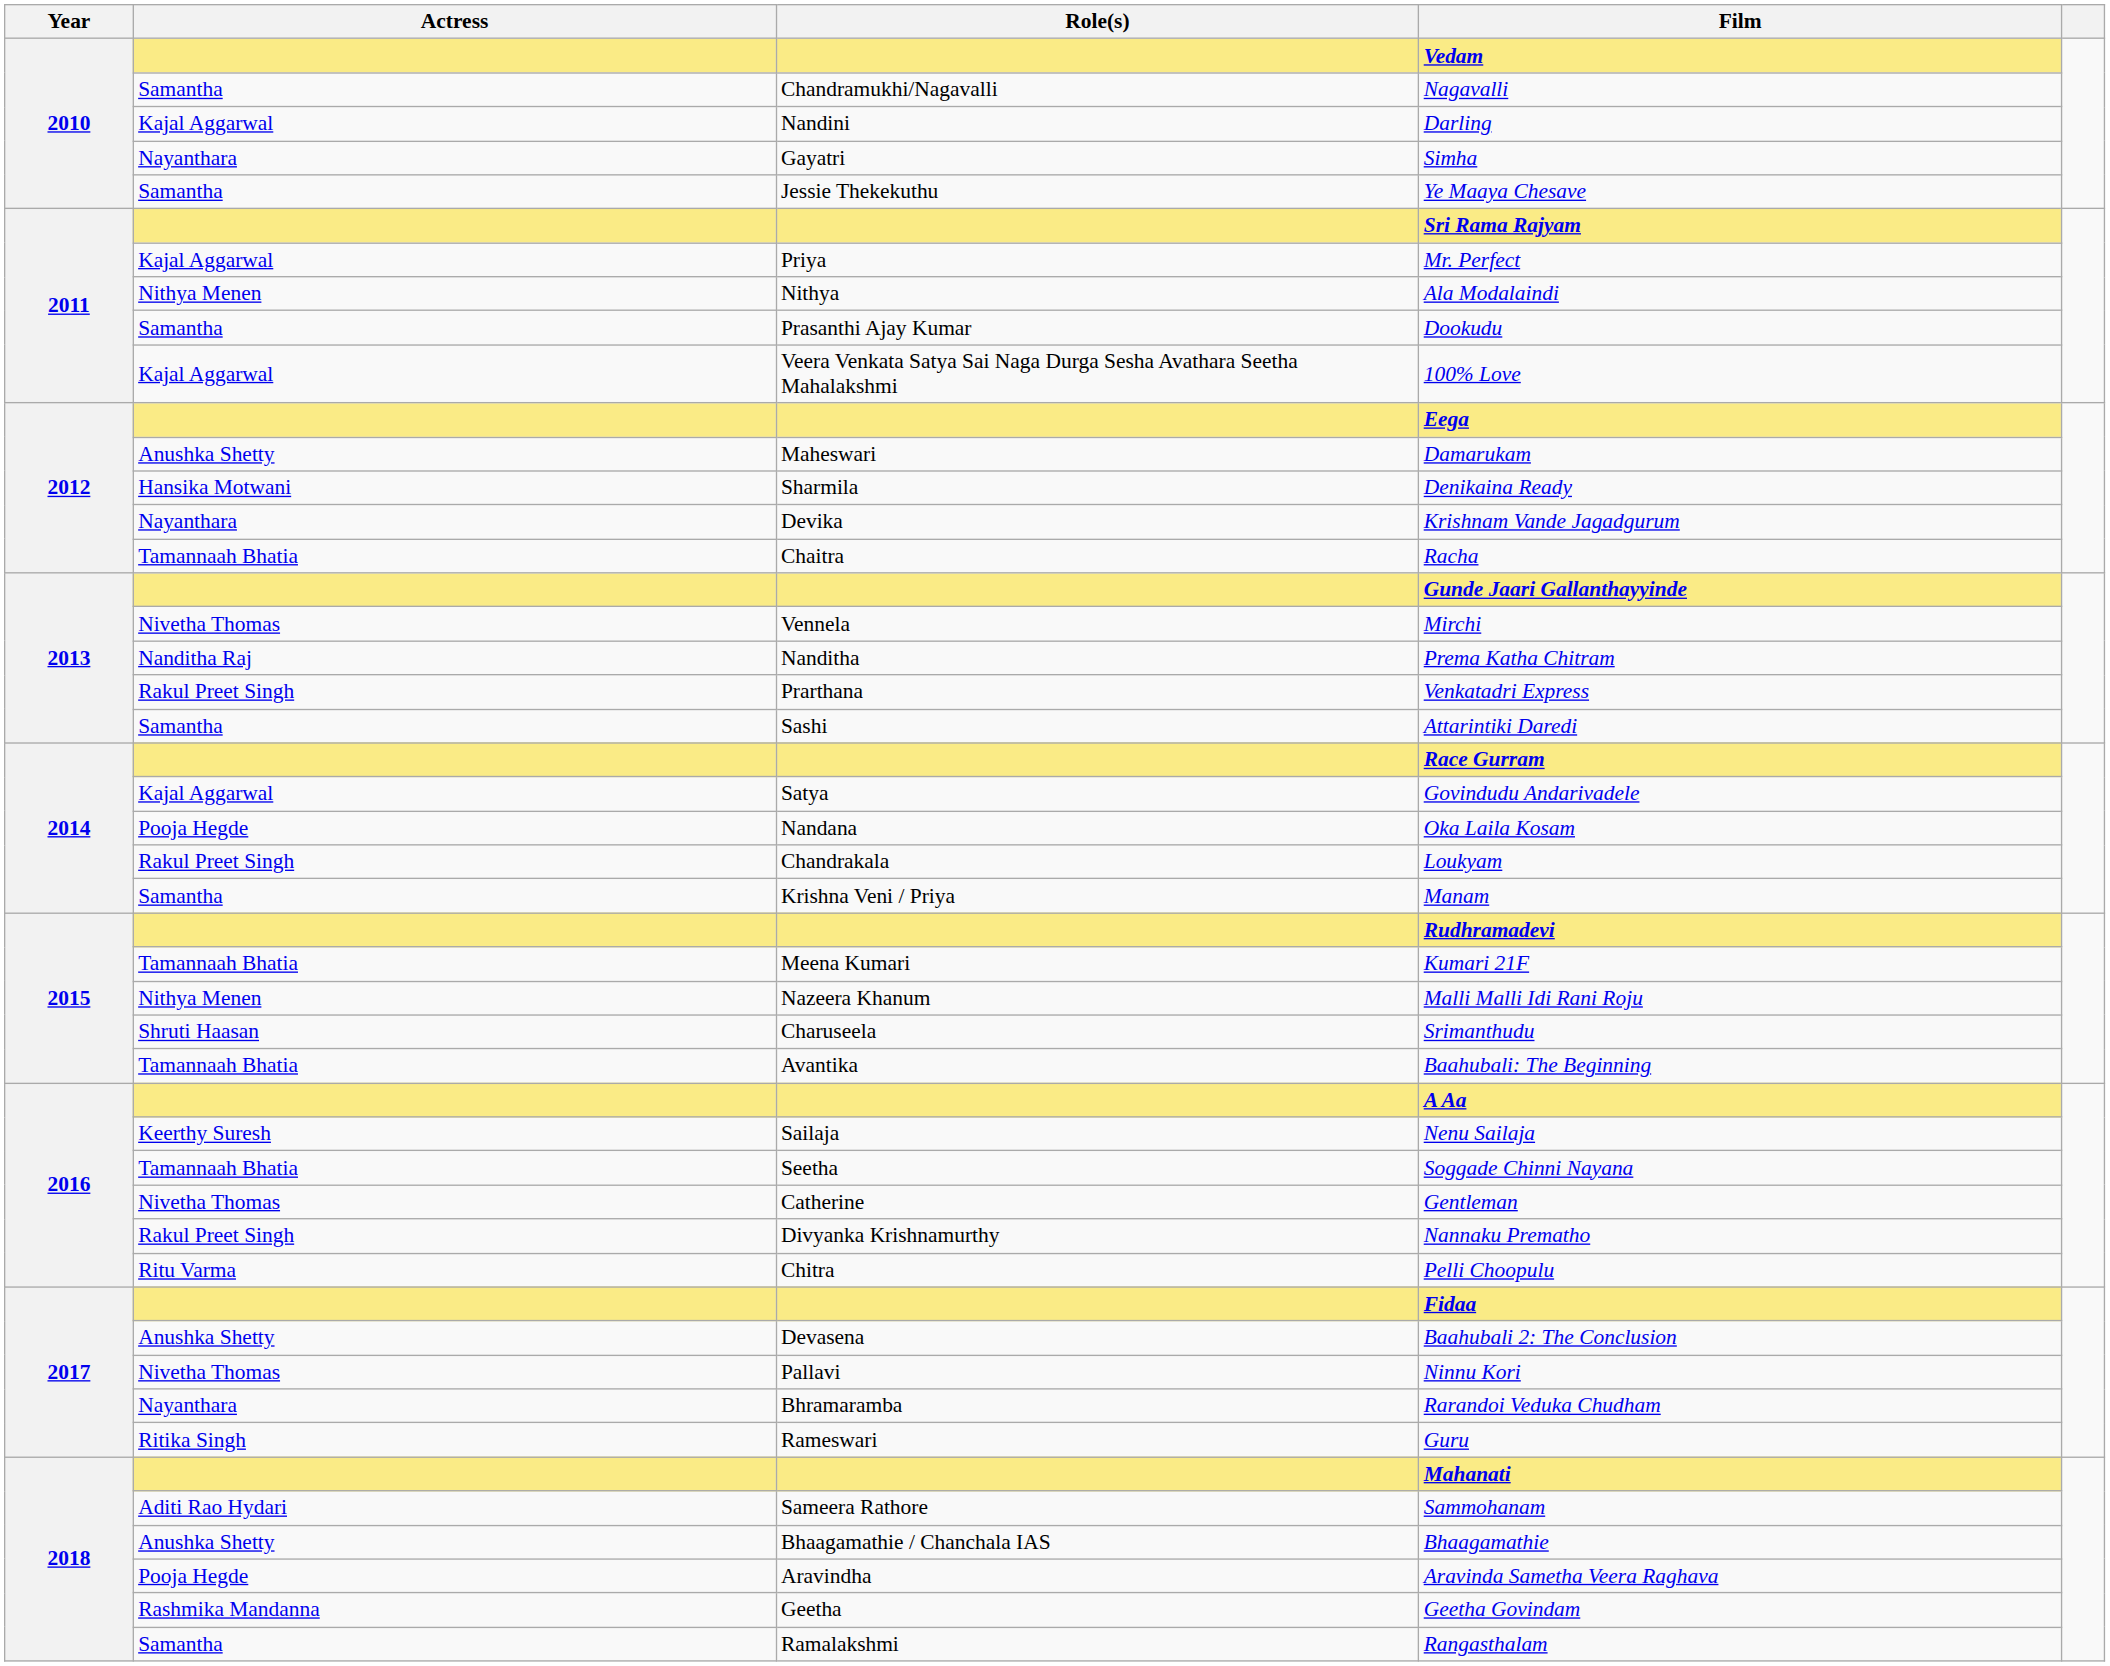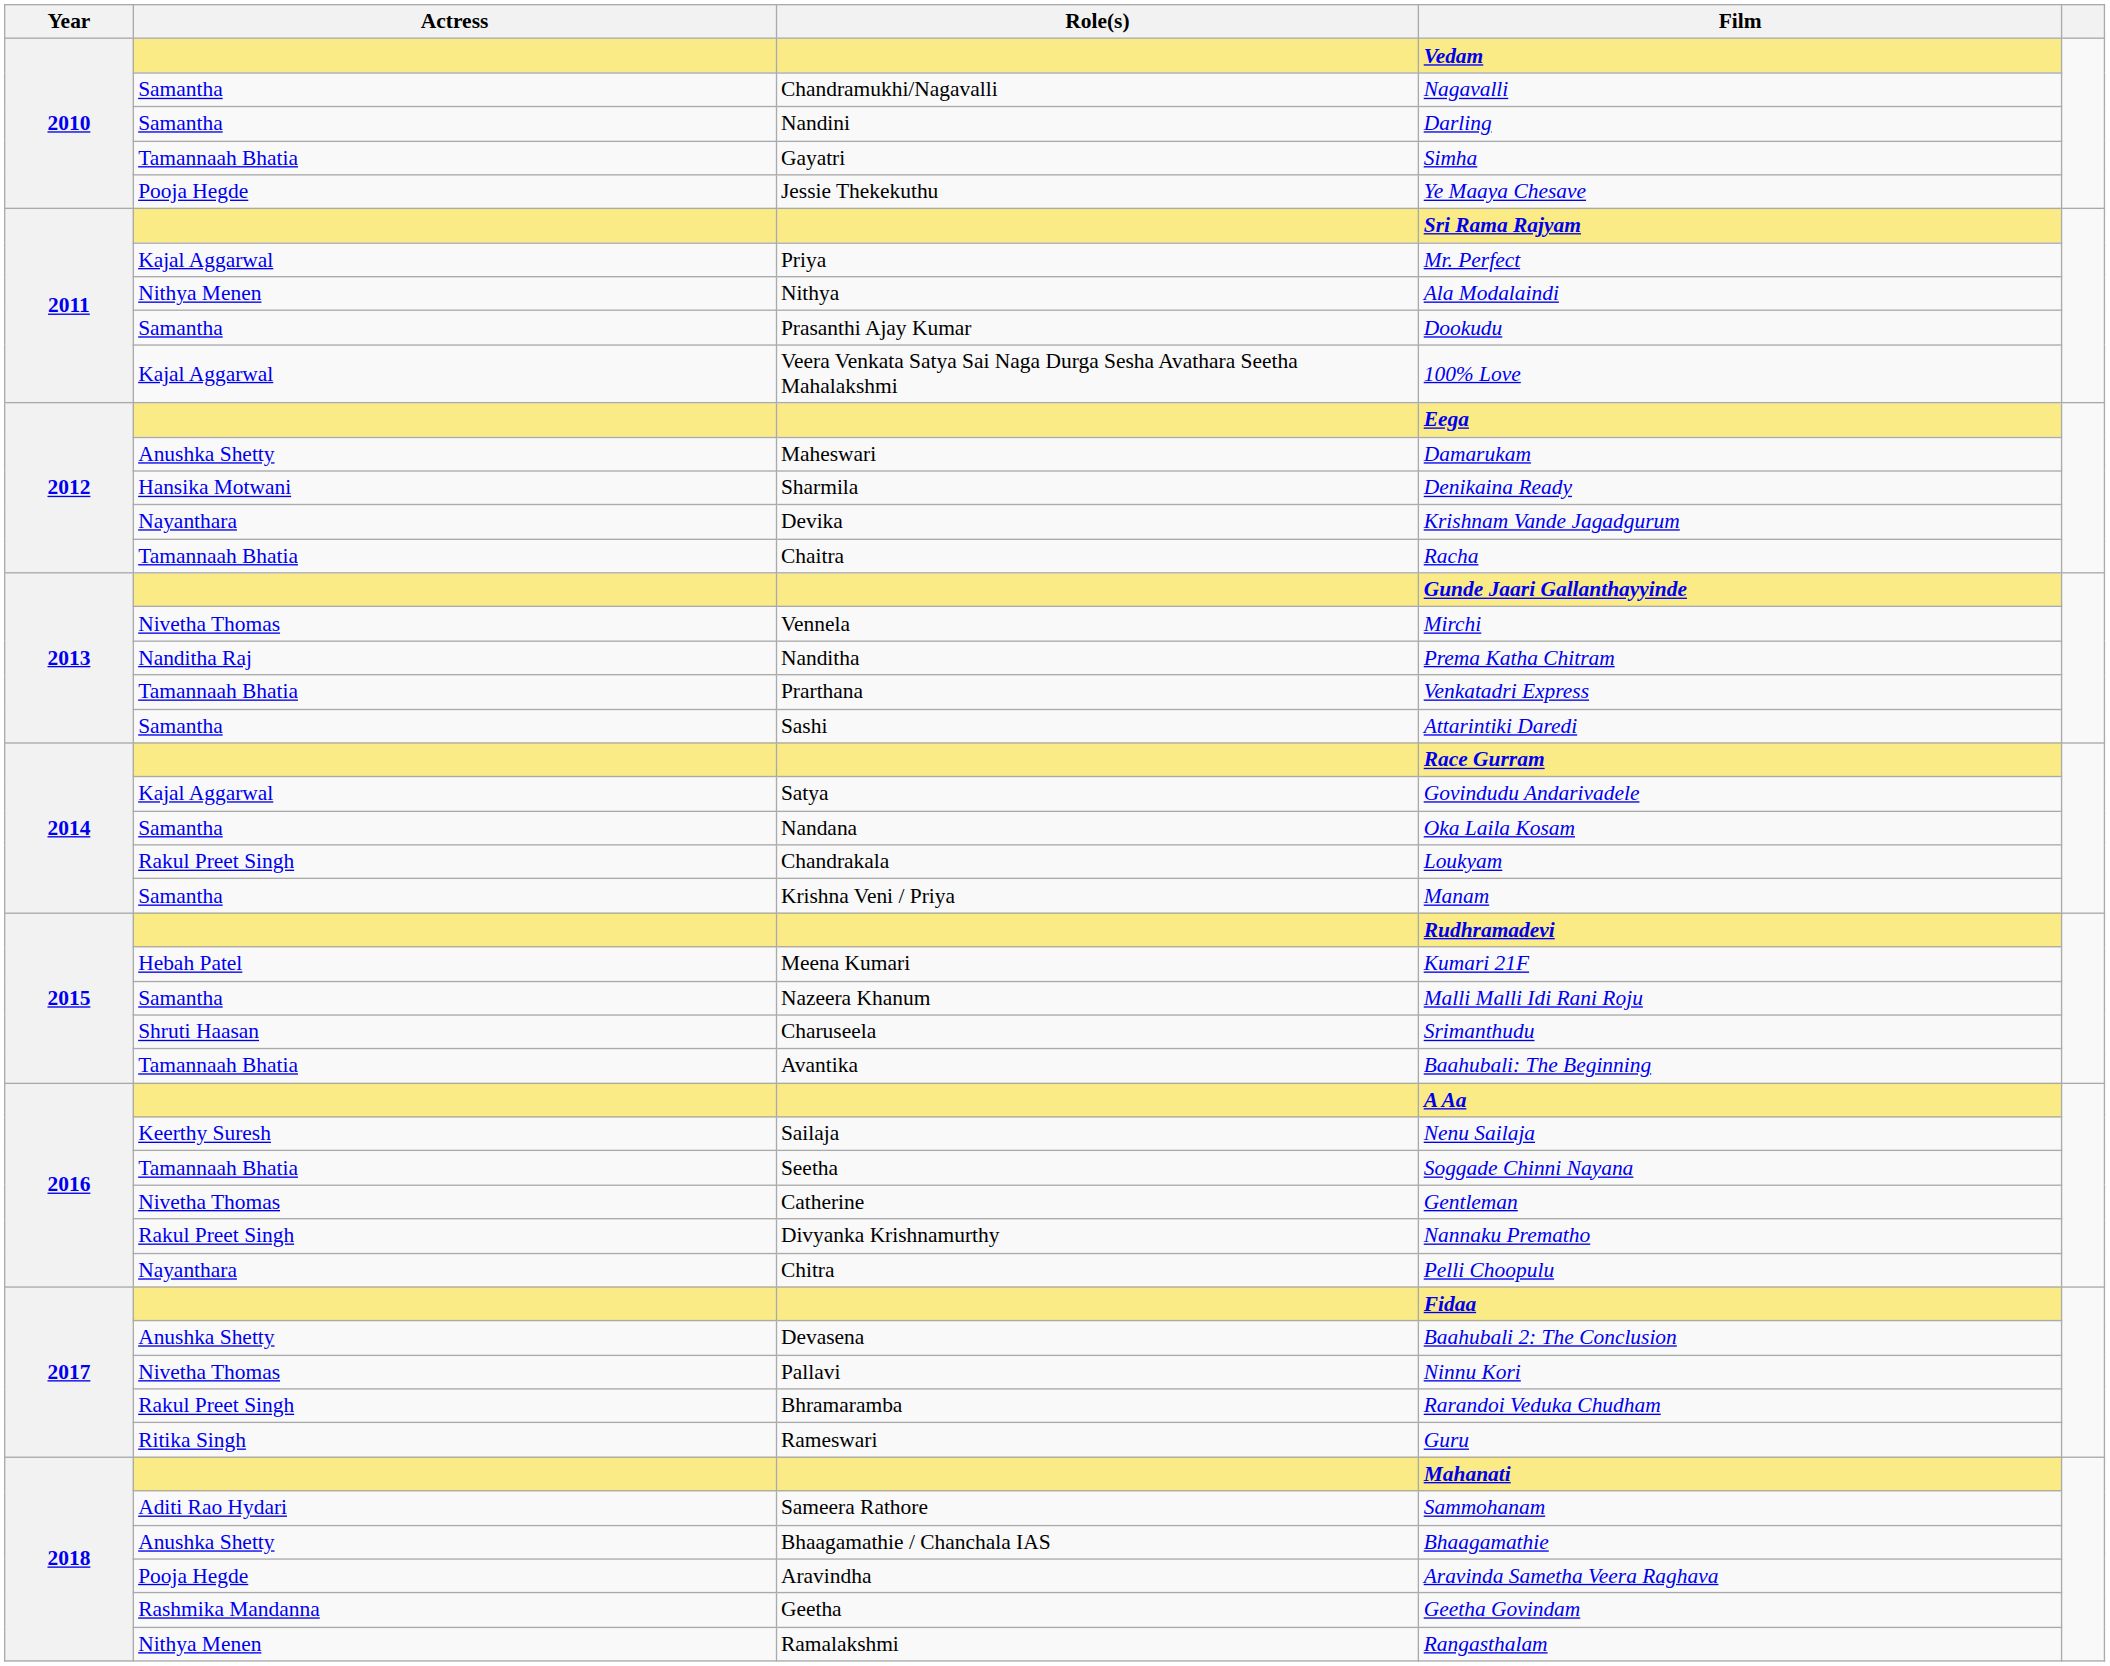(206, 123) Kajal Aggarwal -> (180, 123) Samantha
(188, 157) Nayanthara -> (218, 157) Tamannaah Bhatia
(180, 191) Samantha -> (193, 191) Pooja Hegde
(216, 691) Rakul Preet Singh -> (218, 691) Tamannaah Bhatia
(193, 827) Pooja Hegde -> (180, 827) Samantha
(218, 963) Tamannaah Bhatia -> (190, 963) Hebah Patel
(200, 997) Nithya Menen -> (180, 997) Samantha
(187, 1269) Ritu Varma -> (188, 1269) Nayanthara
(188, 1405) Nayanthara -> (216, 1405) Rakul Preet Singh
(180, 1643) Samantha -> (200, 1643) Nithya Menen
